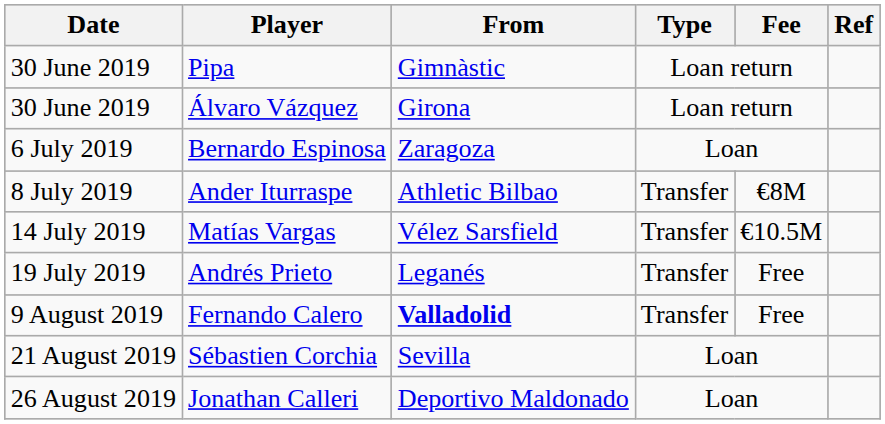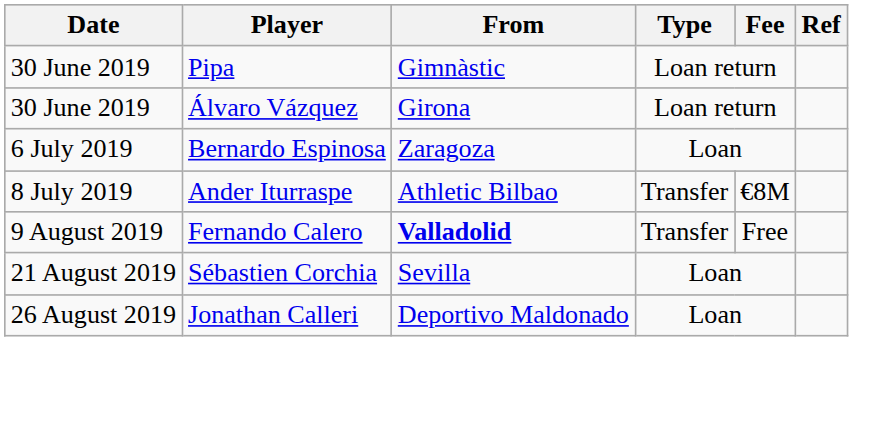- row: (262, 231)
- row: (260, 273)
